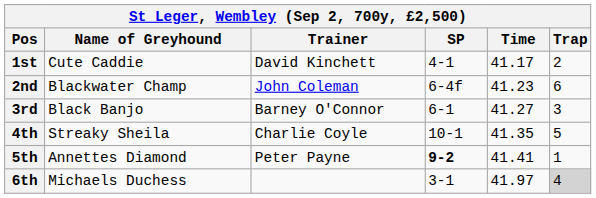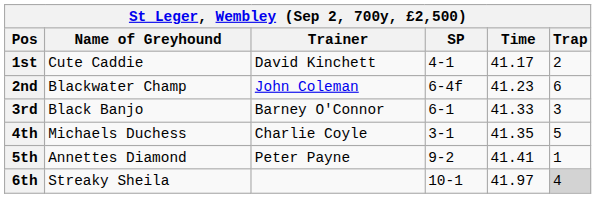(512, 110) 41.27 -> (512, 110) 41.33
(109, 134) Streaky Sheila -> (117, 134) Michaels Duchess
(446, 134) 10-1 -> (441, 134) 3-1
(441, 157) bold -> (441, 157) normal
(117, 181) Michaels Duchess -> (109, 181) Streaky Sheila
(441, 181) 3-1 -> (446, 181) 10-1
